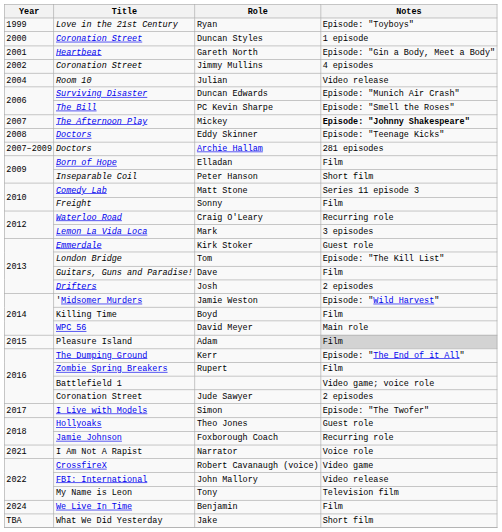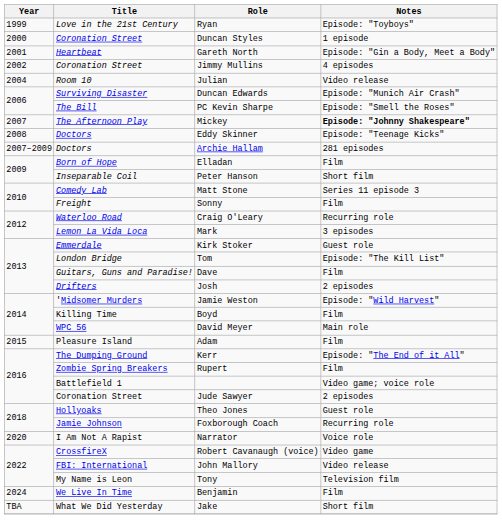(333, 342) lightgrey background -> (333, 342) no background
- row: (102, 411)
(16, 452) 2021 -> (16, 438) 2020
